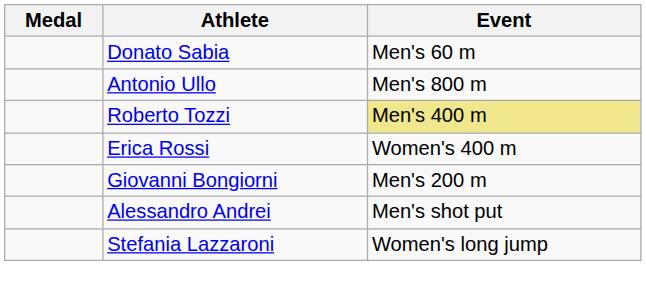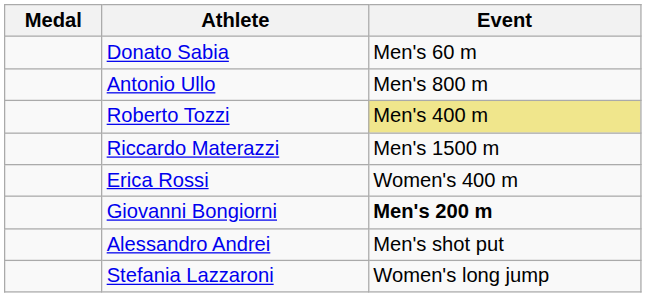+ row: (193, 148)
(429, 180) normal -> (433, 212) bold
